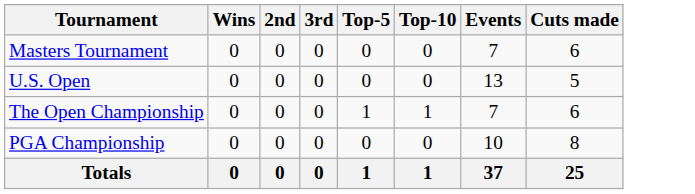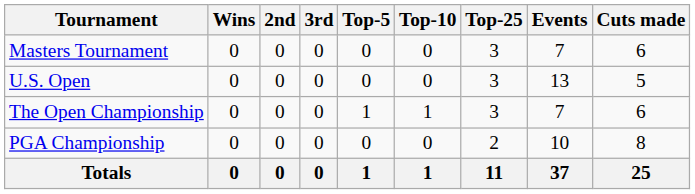+ column: (494, 19)
